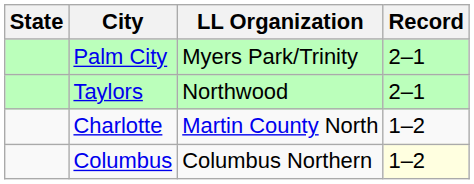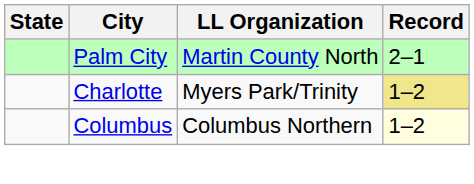(270, 56) Myers Park/Trinity -> (280, 56) Martin County North
- row: (108, 91)
(280, 126) Martin County North -> (270, 91) Myers Park/Trinity
(407, 126) no background -> (407, 91) khaki background
